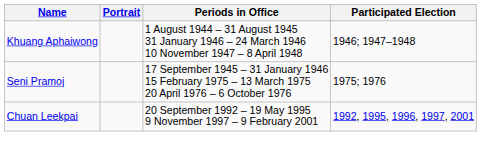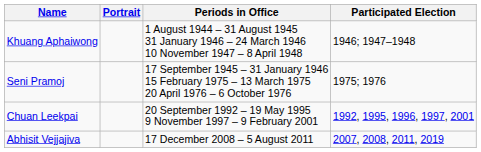+ row: (43, 139)
